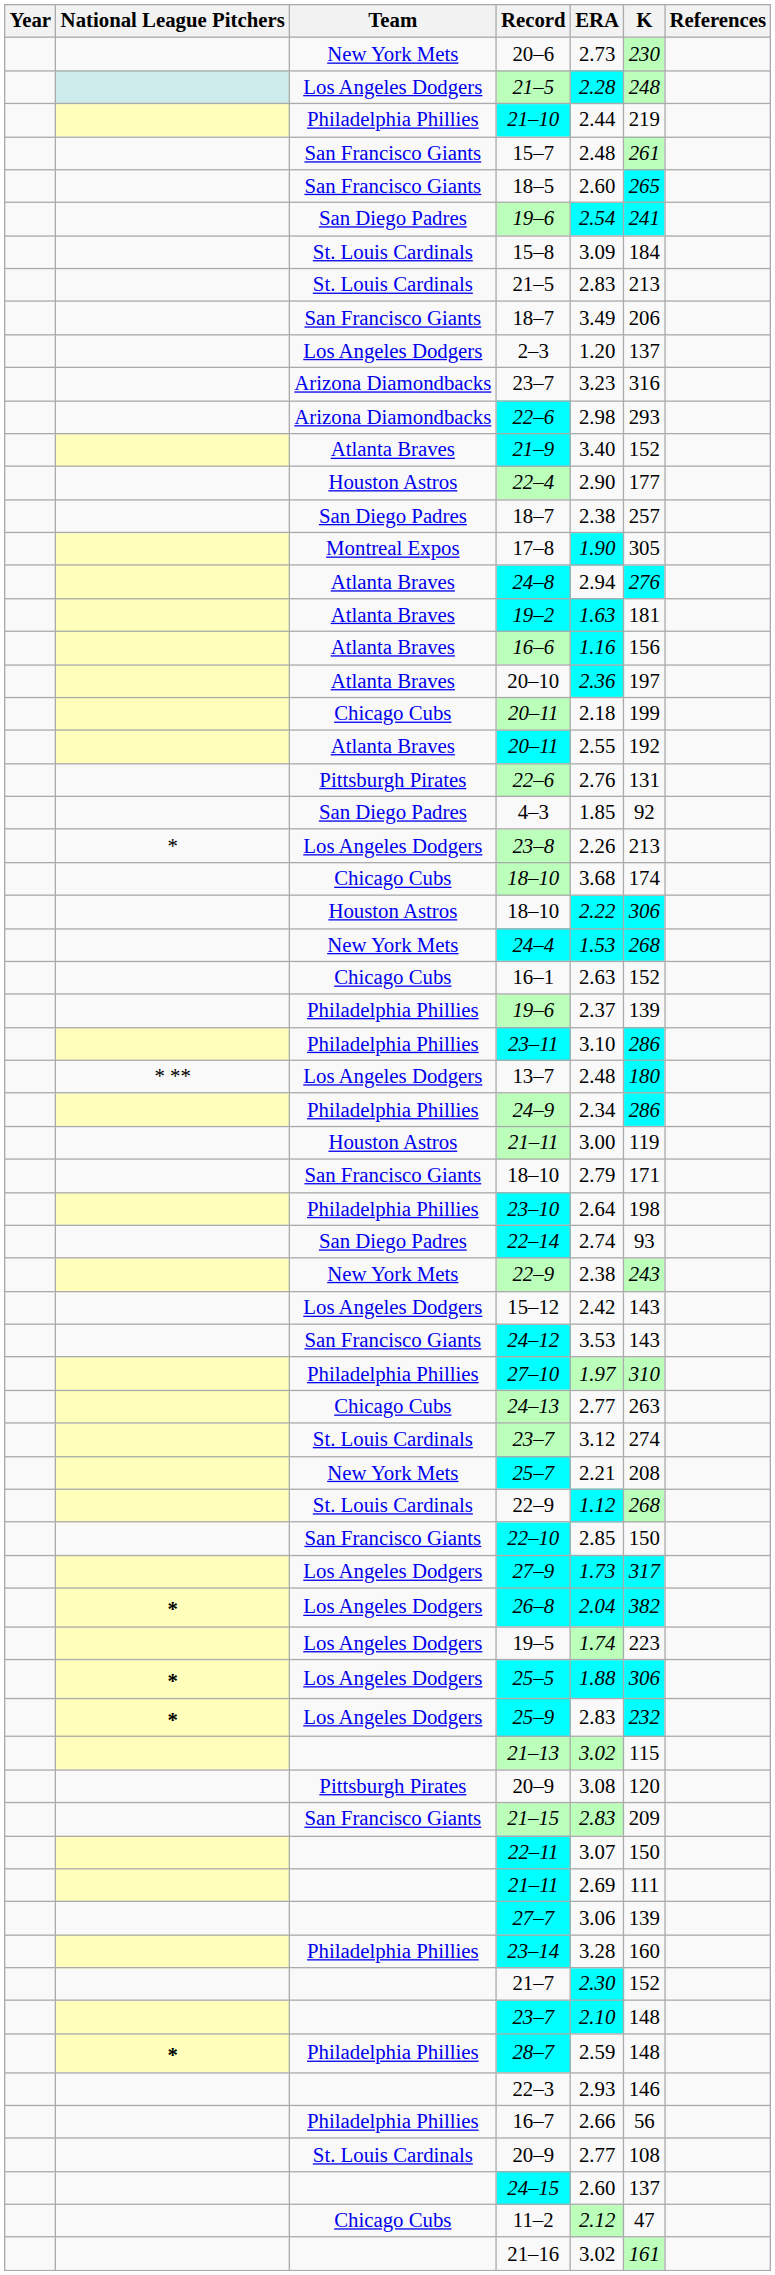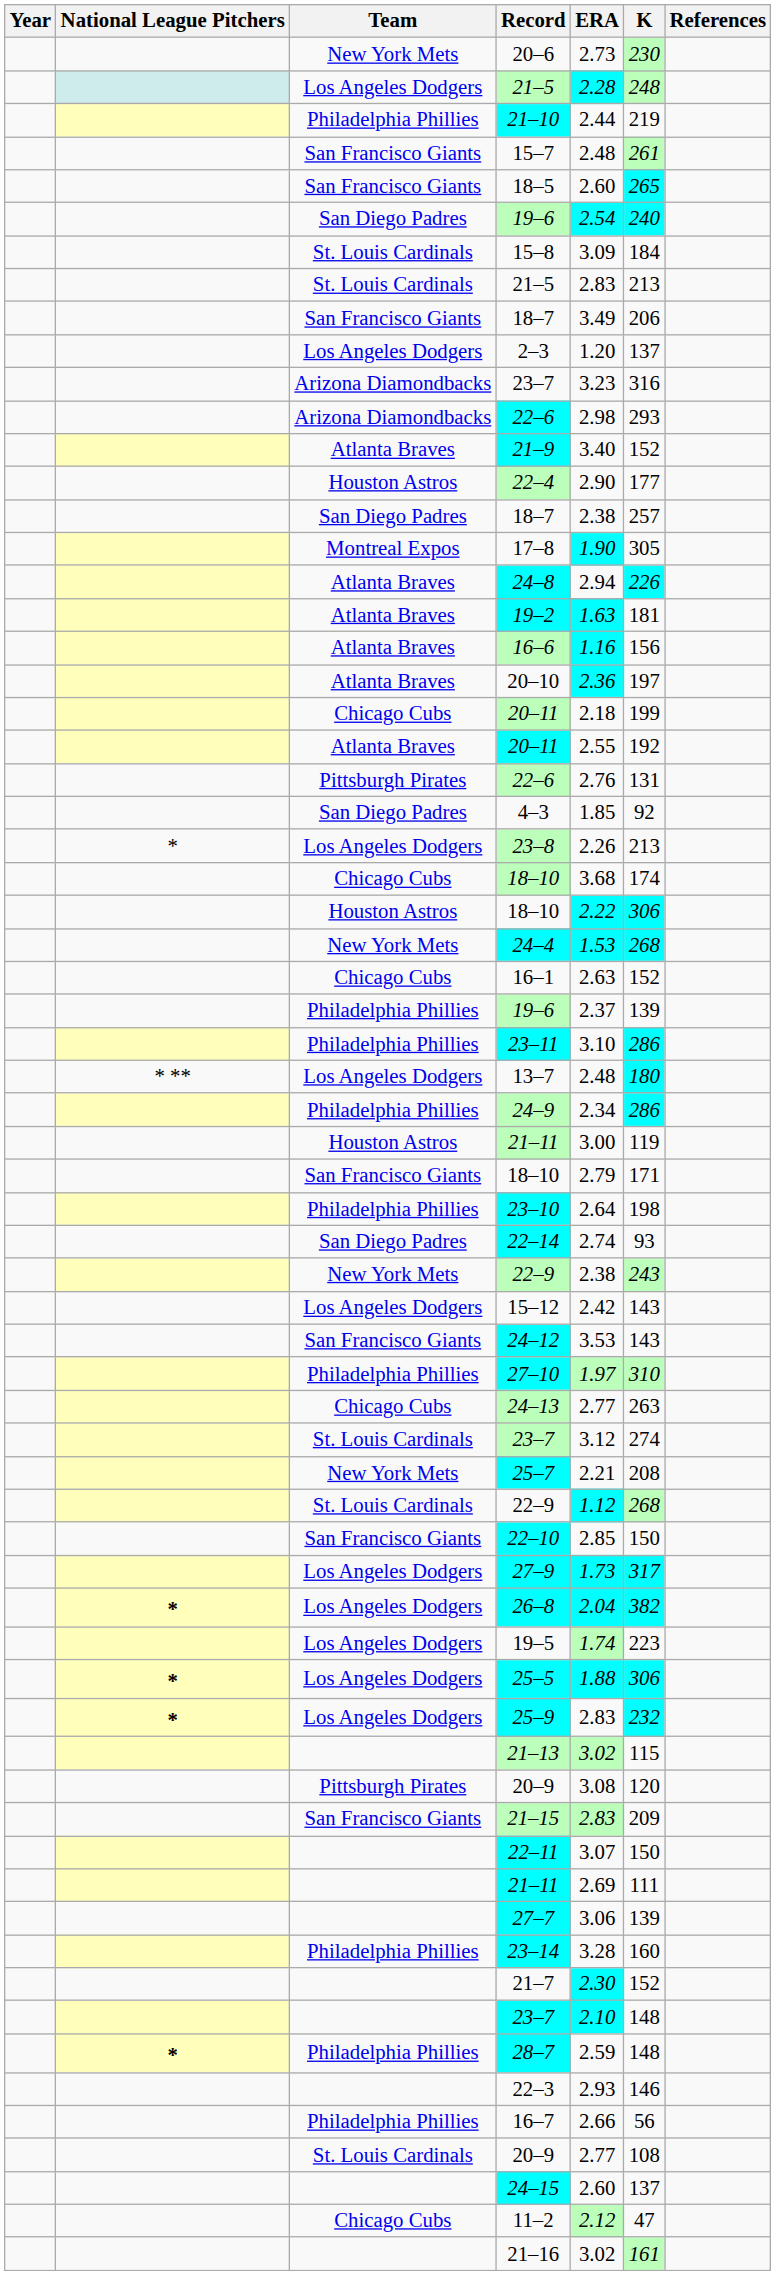(644, 218) 241 -> (644, 218) 240
(644, 581) 276 -> (644, 581) 226
